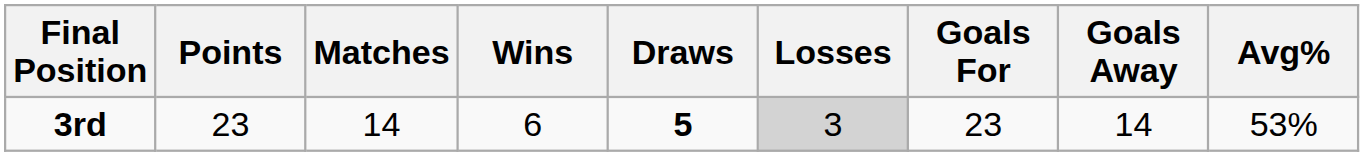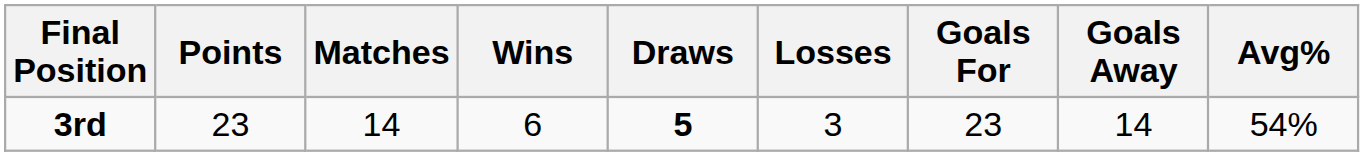(833, 124) lightgrey background -> (833, 124) no background
(1284, 124) 53% -> (1284, 124) 54%
